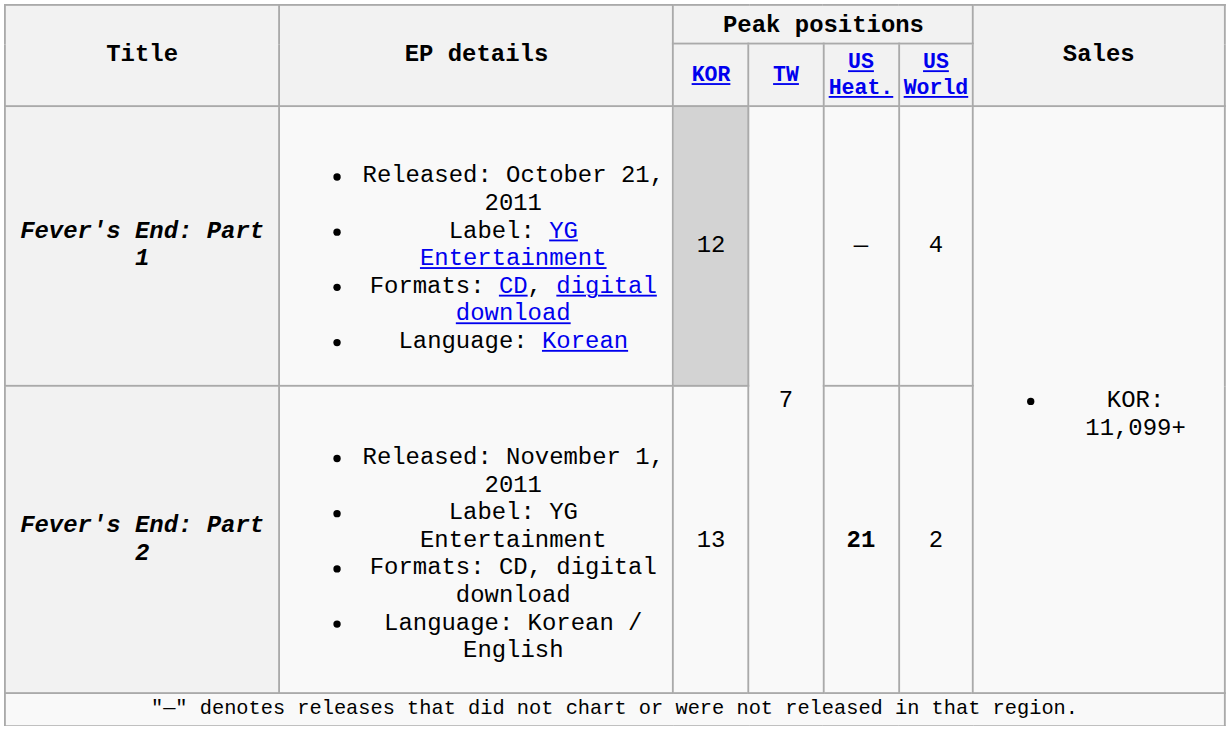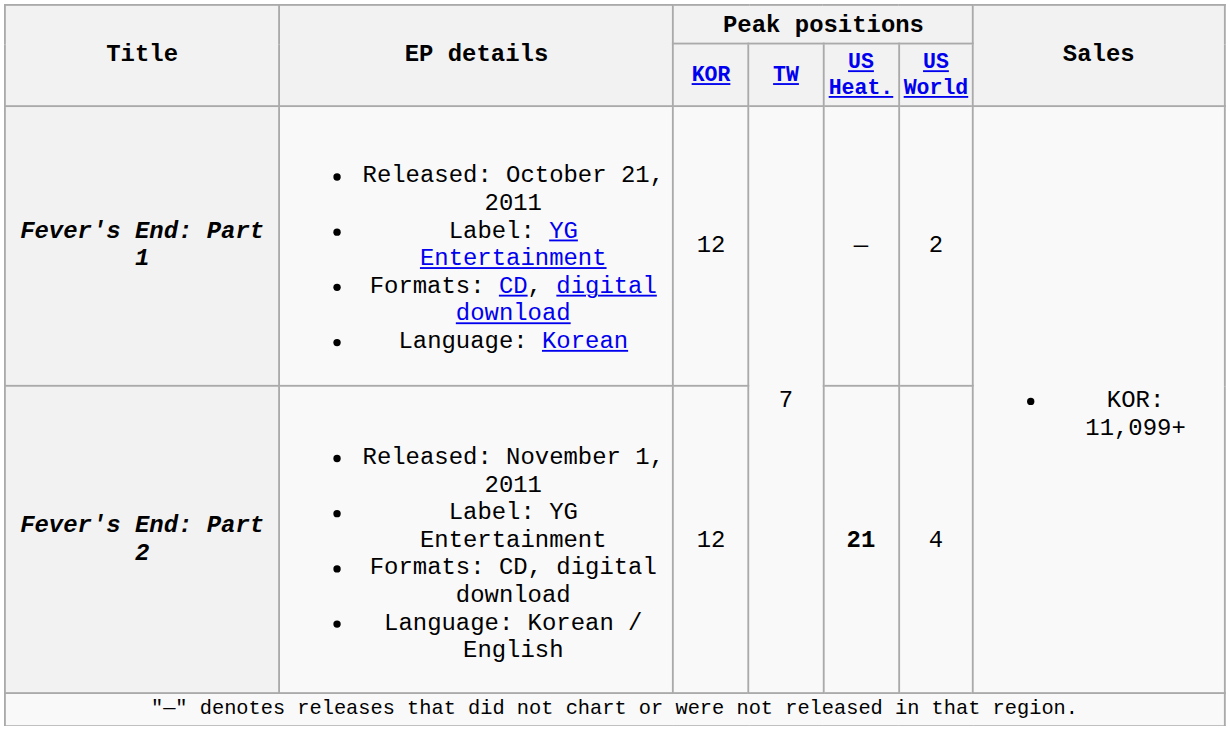(711, 246) lightgrey background -> (711, 246) no background
(936, 246) 4 -> (936, 246) 2
(711, 540) 13 -> (711, 540) 12
(936, 540) 2 -> (936, 540) 4
